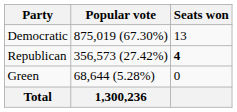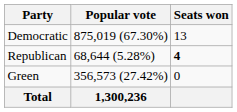(121, 55) 356,573 (27.42%) -> (114, 55) 68,644 (5.28%)
(114, 76) 68,644 (5.28%) -> (121, 76) 356,573 (27.42%)
